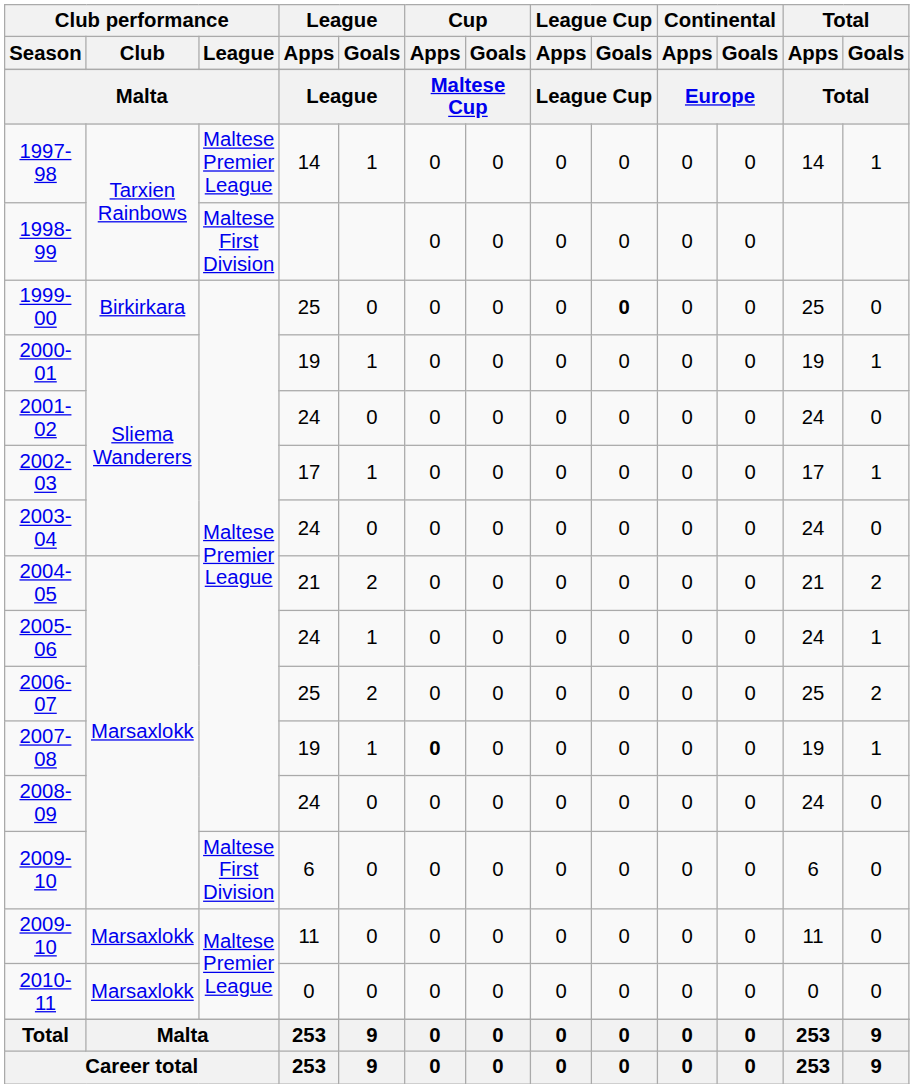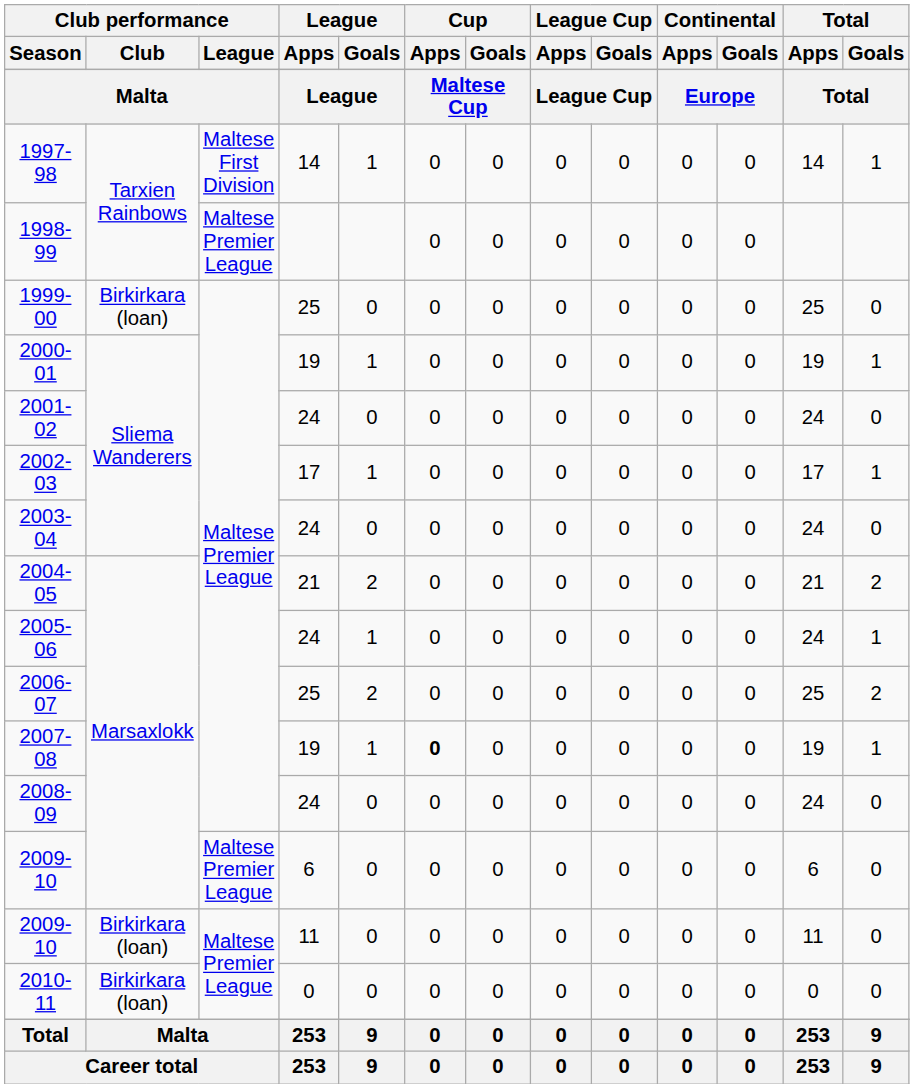(239, 163) Maltese Premier League -> (239, 163) Maltese First Division
(239, 240) Maltese First Division -> (239, 240) Maltese Premier League
(142, 307) Birkirkara -> (142, 307) Birkirkara (loan)
(624, 307) bold -> (624, 307) normal
(239, 869) Maltese First Division -> (239, 869) Maltese Premier League
(142, 936) Marsaxlokk -> (142, 936) Birkirkara (loan)
(142, 991) Marsaxlokk -> (142, 991) Birkirkara (loan)
